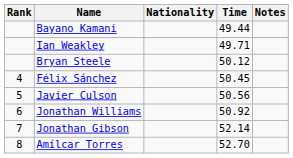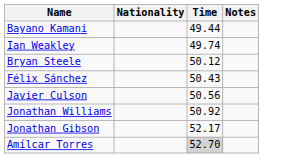- column: (19, 13)
(234, 46) 49.71 -> (205, 46) 49.74
(234, 79) 50.45 -> (205, 79) 50.43
(234, 129) 52.14 -> (205, 129) 52.17
(234, 145) no background -> (205, 145) lightgrey background
